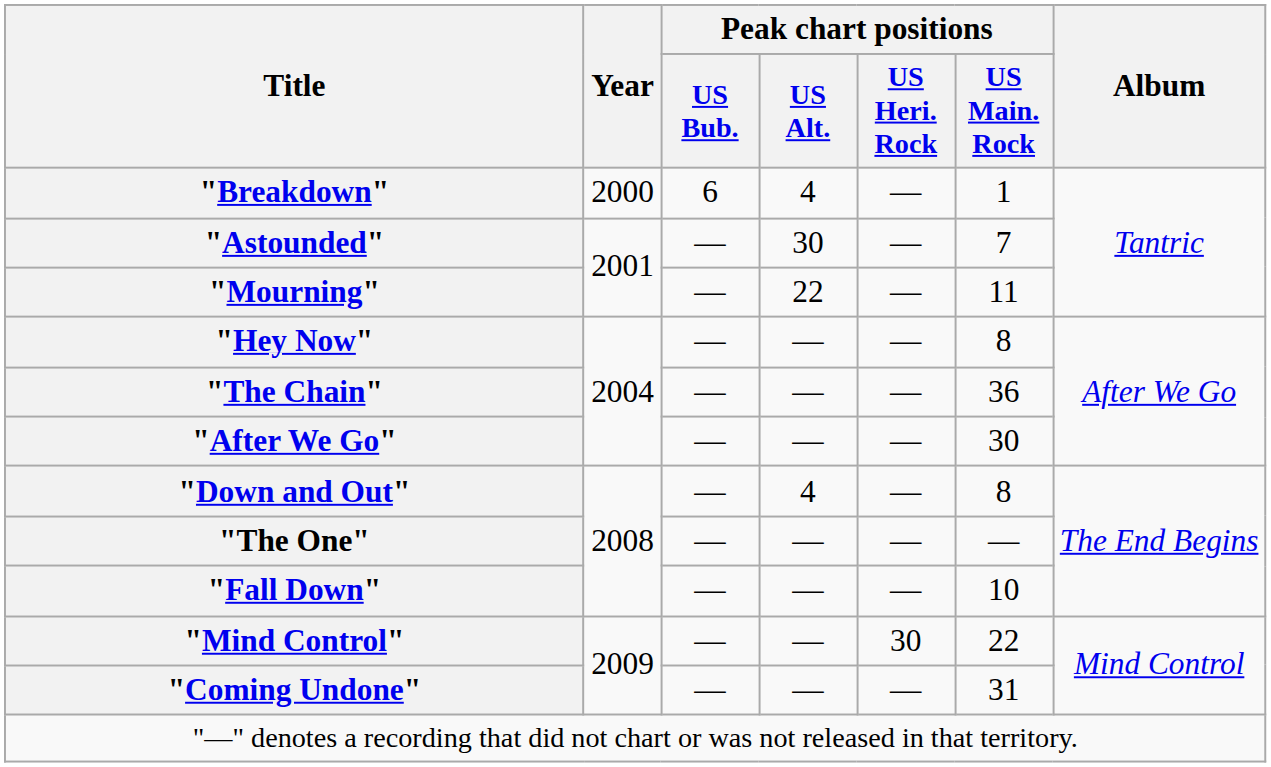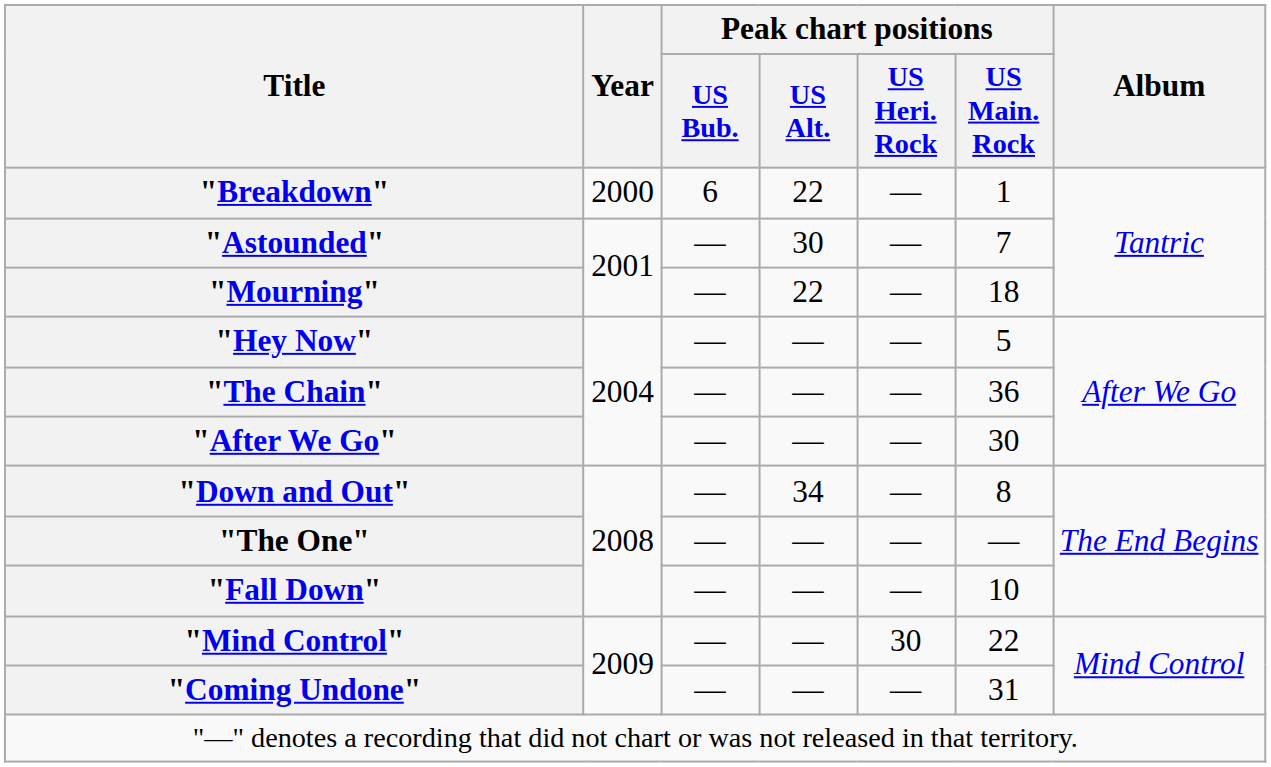(808, 192) 4 -> (808, 192) 22
(1004, 291) 11 -> (1004, 291) 18
(1004, 341) 8 -> (1004, 341) 5
(808, 490) 4 -> (808, 490) 34
